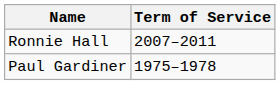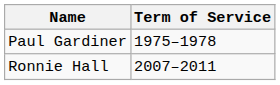rows swapped: (68, 67) <-> (58, 42)
